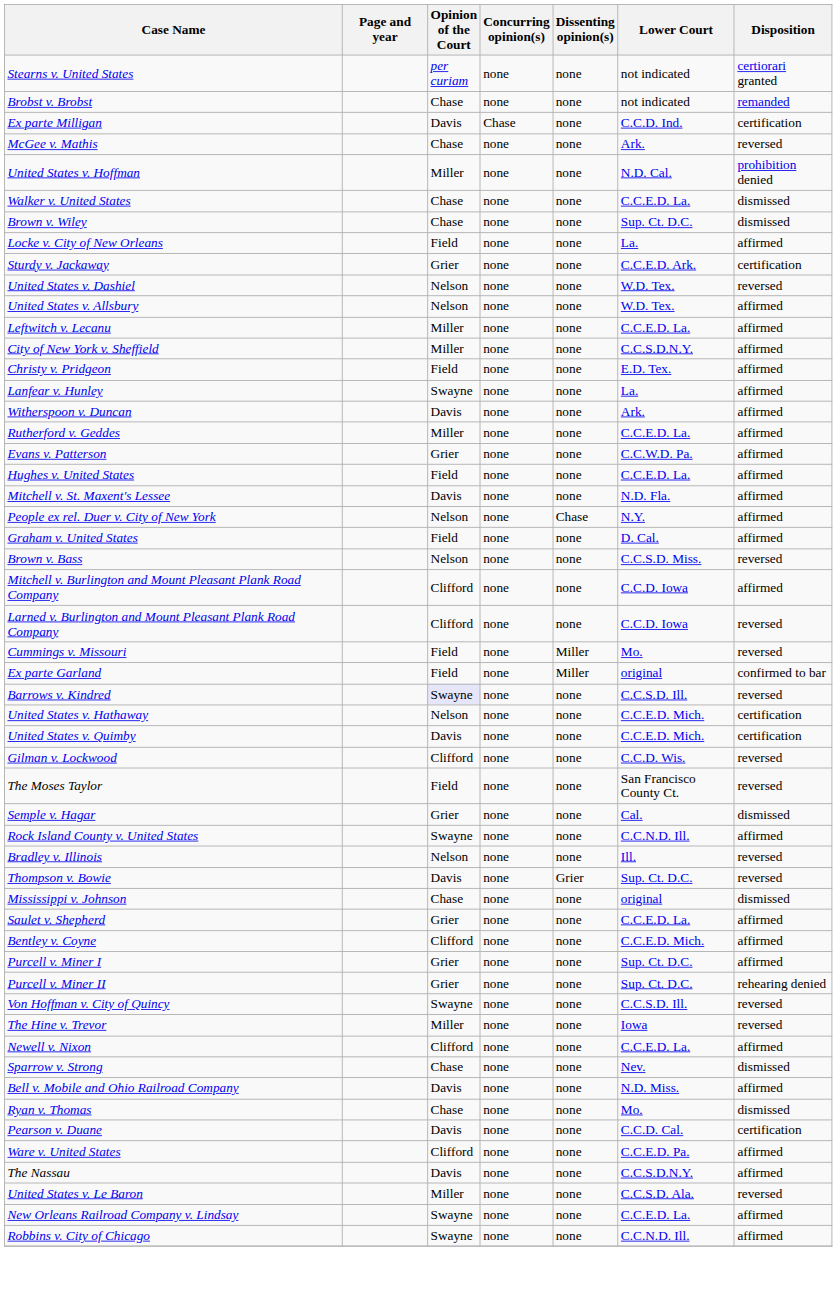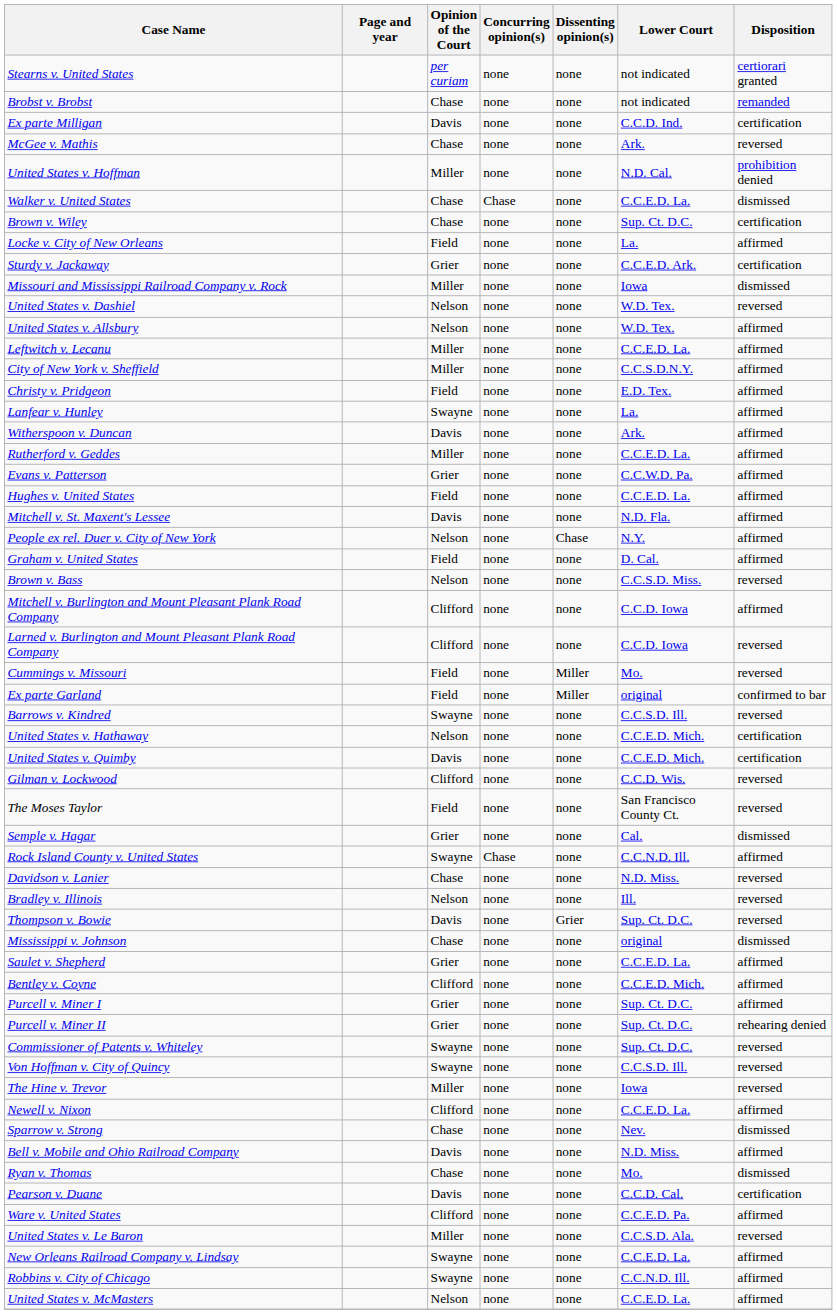(499, 123) Chase -> (496, 123) none
(496, 201) none -> (499, 201) Chase
(764, 222) dismissed -> (769, 222) certification
+ row: (147, 285)
(452, 694) lavender background -> (452, 715) no background
(496, 835) none -> (499, 856) Chase
+ row: (58, 877)
+ row: (105, 1046)
- row: (39, 1172)
+ row: (80, 1299)
